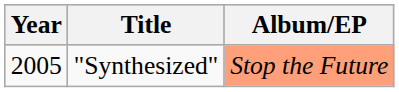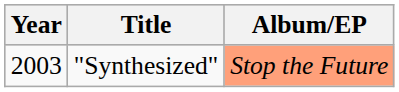(36, 65) 2005 -> (36, 65) 2003
